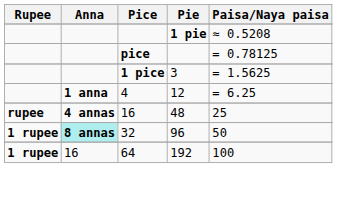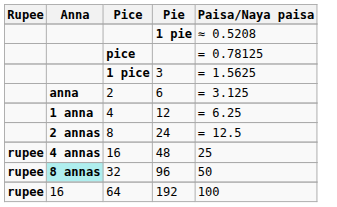+ row: (110, 93)
+ row: (110, 133)
(33, 133) 1 rupee -> (26, 172) rupee
(33, 152) 1 rupee -> (26, 192) rupee
